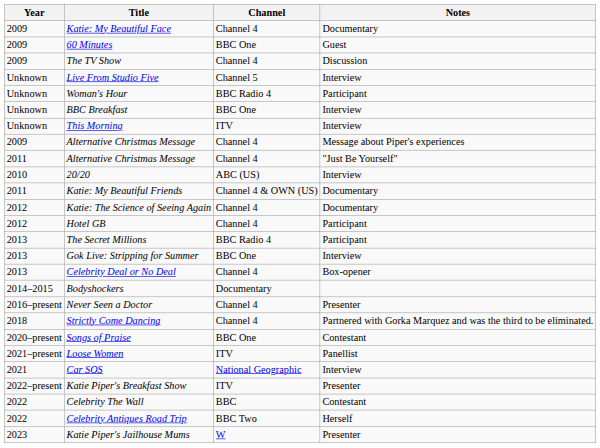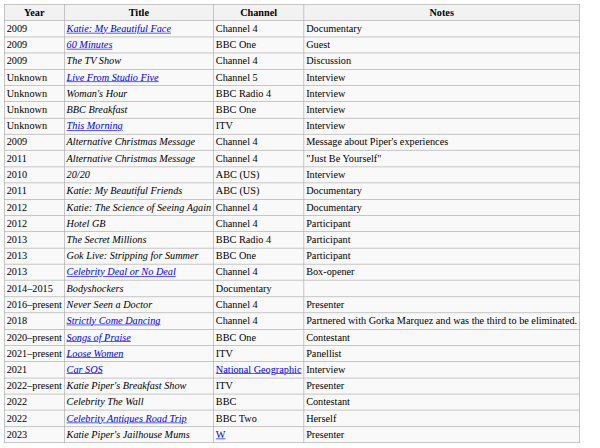(345, 93) Participant -> (326, 93) Interview
(267, 191) Channel 4 & OWN (US) -> (238, 191) ABC (US)
(342, 256) Interview -> (328, 256) Participant
